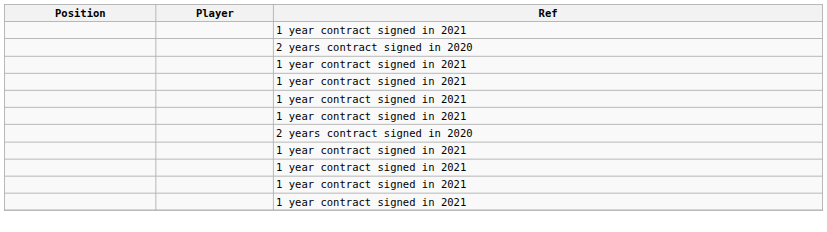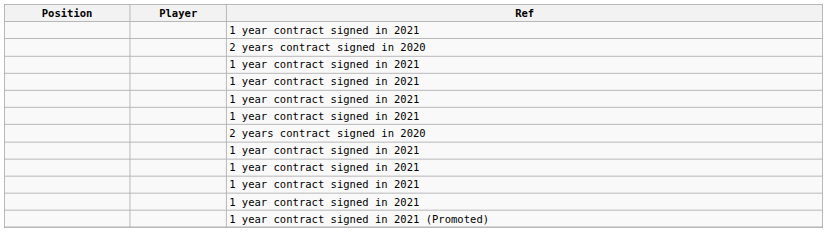+ row: (67, 219)
